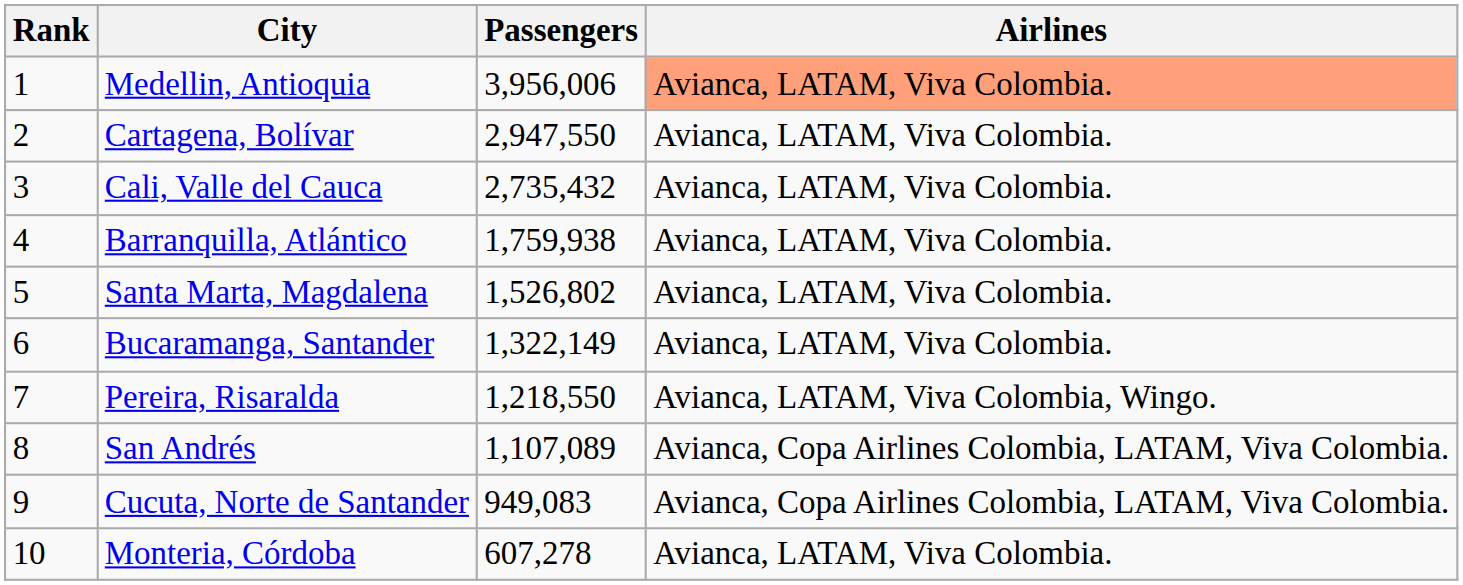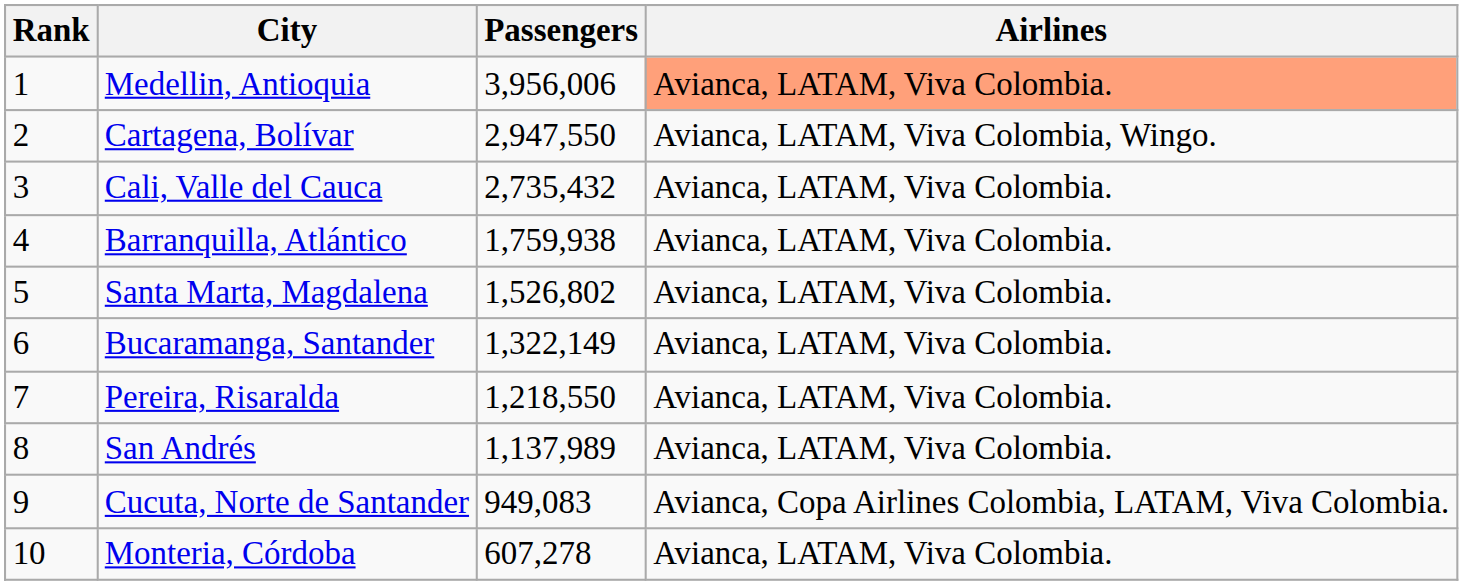(883, 135) Avianca, LATAM, Viva Colombia. -> (935, 135) Avianca, LATAM, Viva Colombia, Wingo.
(935, 396) Avianca, LATAM, Viva Colombia, Wingo. -> (883, 396) Avianca, LATAM, Viva Colombia.
(550, 448) 1,107,089 -> (550, 448) 1,137,989
(1051, 448) Avianca, Copa Airlines Colombia, LATAM, Viva Colombia. -> (883, 448) Avianca, LATAM, Viva Colombia.
